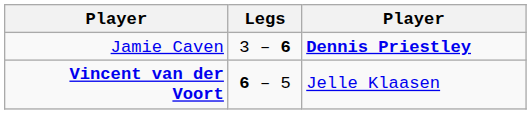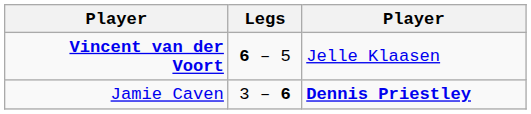rows swapped: (167, 47) <-> (147, 84)
